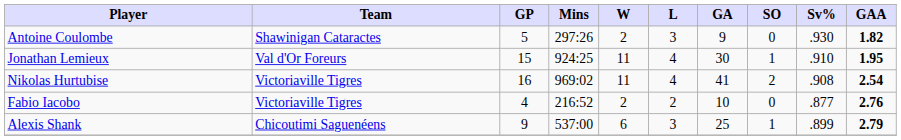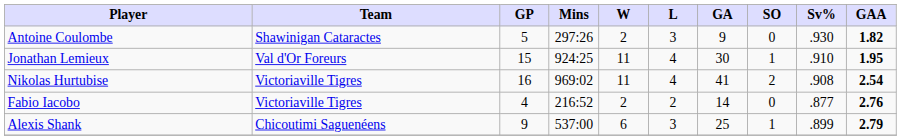(722, 102) 10 -> (722, 102) 14
